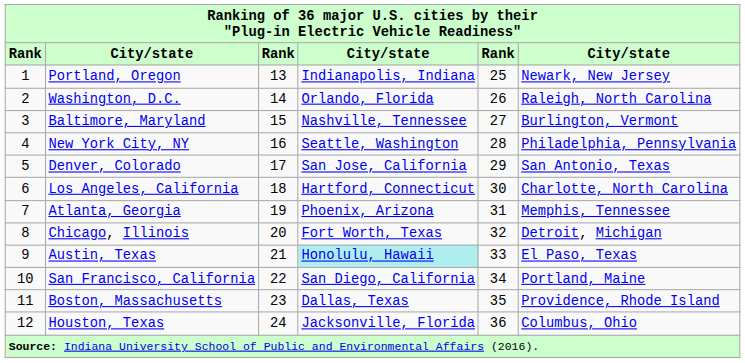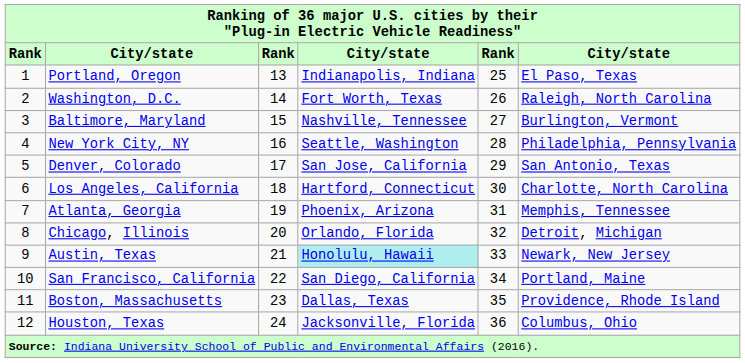(596, 77) Newark, New Jersey -> (579, 77) El Paso, Texas
(368, 99) Orlando, Florida -> (372, 99) Fort Worth, Texas
(372, 234) Fort Worth, Texas -> (368, 234) Orlando, Florida
(579, 256) El Paso, Texas -> (596, 256) Newark, New Jersey
